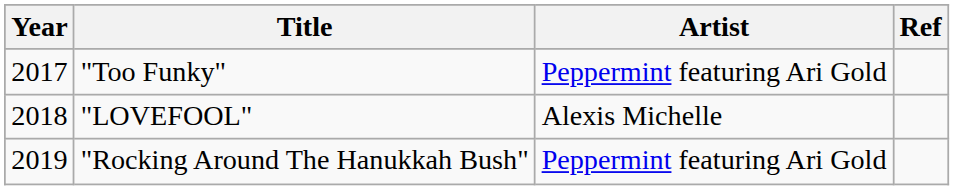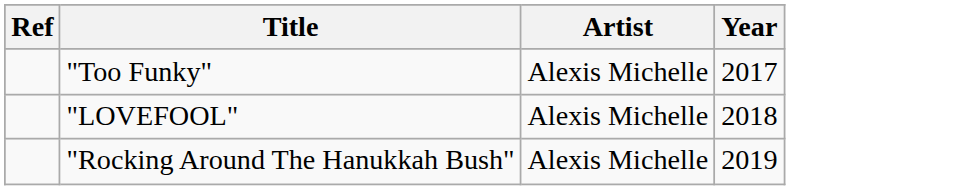columns swapped: (40, 26) <-> (921, 26)
(714, 71) Peppermint featuring Ari Gold -> (618, 71) Alexis Michelle
(714, 160) Peppermint featuring Ari Gold -> (618, 160) Alexis Michelle
